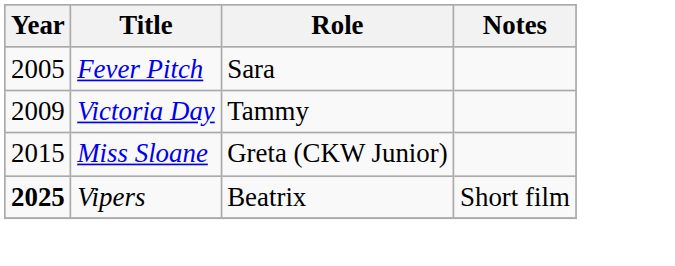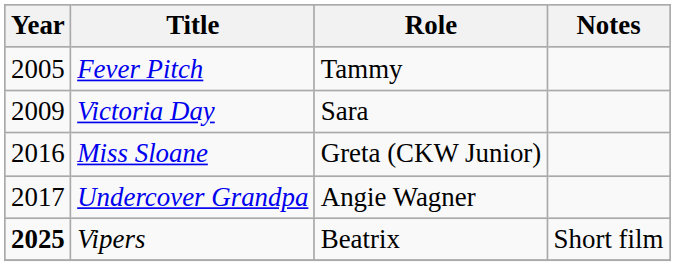(251, 68) Sara -> (362, 68) Tammy
(268, 111) Tammy -> (345, 111) Sara
(38, 153) 2015 -> (38, 153) 2016
+ row: (193, 196)
